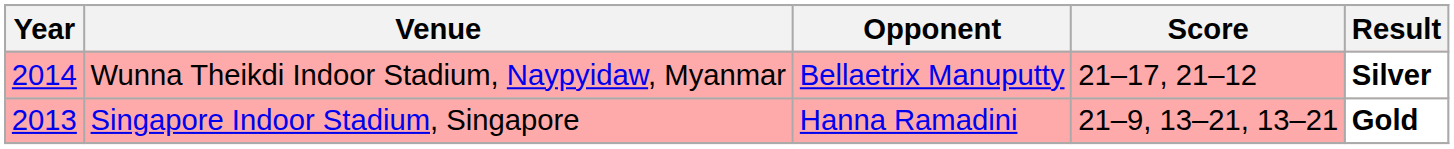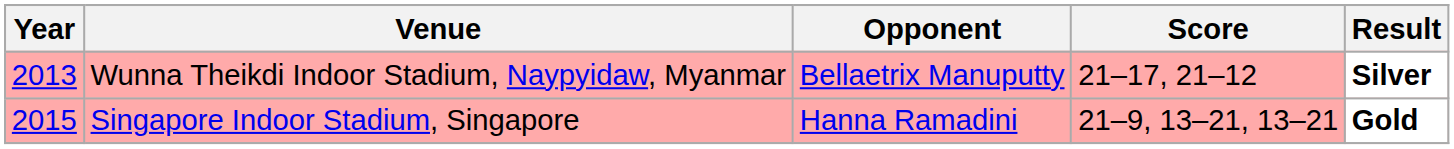(44, 75) 2014 -> (44, 75) 2013
(44, 121) 2013 -> (44, 121) 2015
